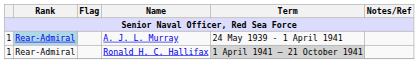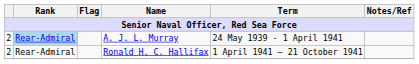(9, 38) 1 -> (9, 38) 2
(9, 52) 1 -> (9, 52) 2
(288, 52) lightgrey background -> (288, 52) no background
